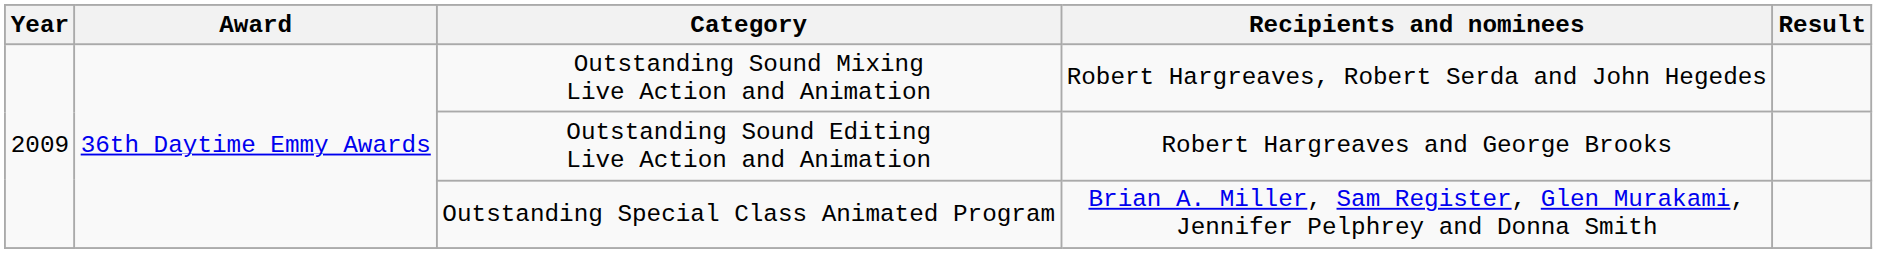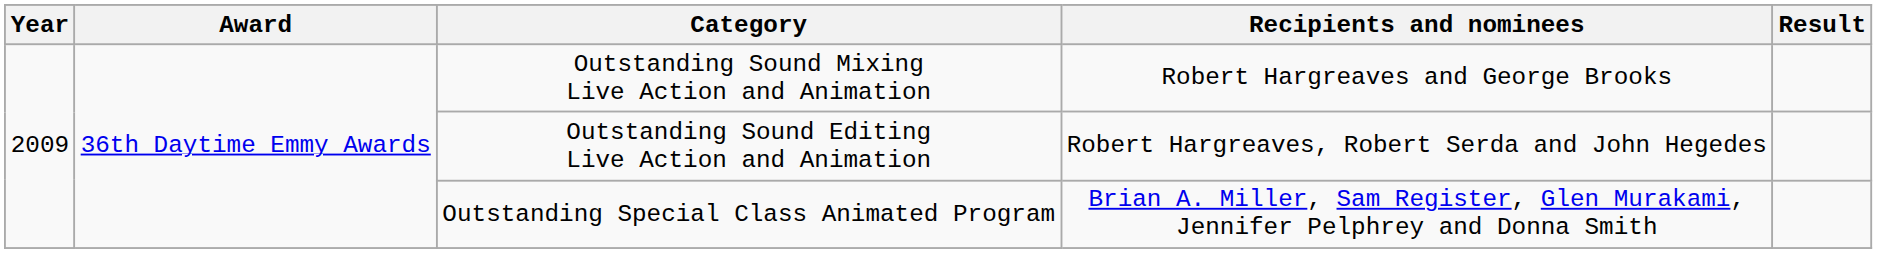(1417, 78) Robert Hargreaves, Robert Serda and John Hegedes -> (1417, 78) Robert Hargreaves and George Brooks
(1417, 146) Robert Hargreaves and George Brooks -> (1417, 146) Robert Hargreaves, Robert Serda and John Hegedes
